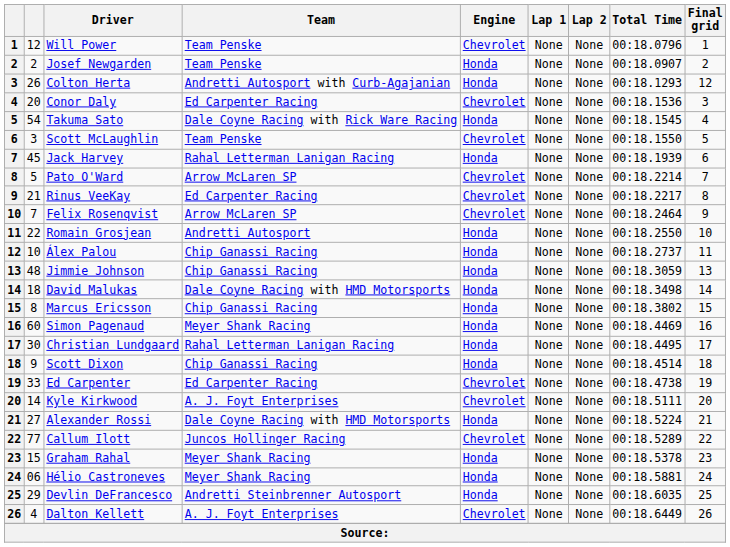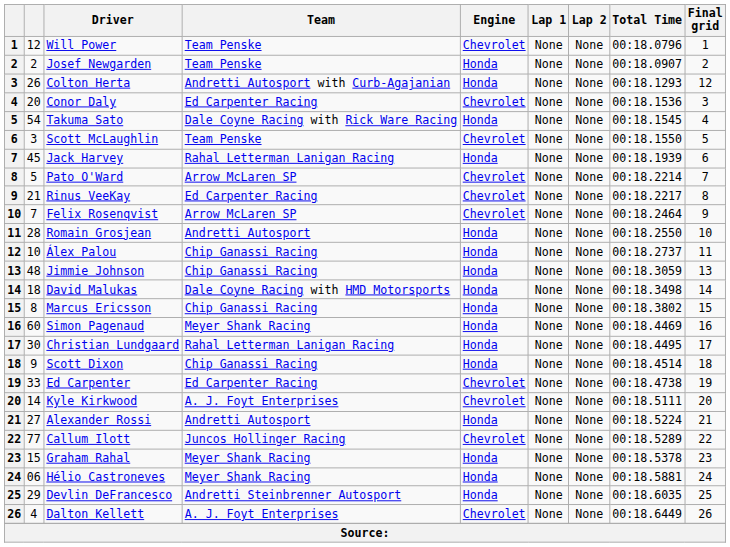(34, 233) 22 -> (34, 233) 28
(317, 421) Dale Coyne Racing with HMD Motorsports -> (248, 421) Andretti Autosport
